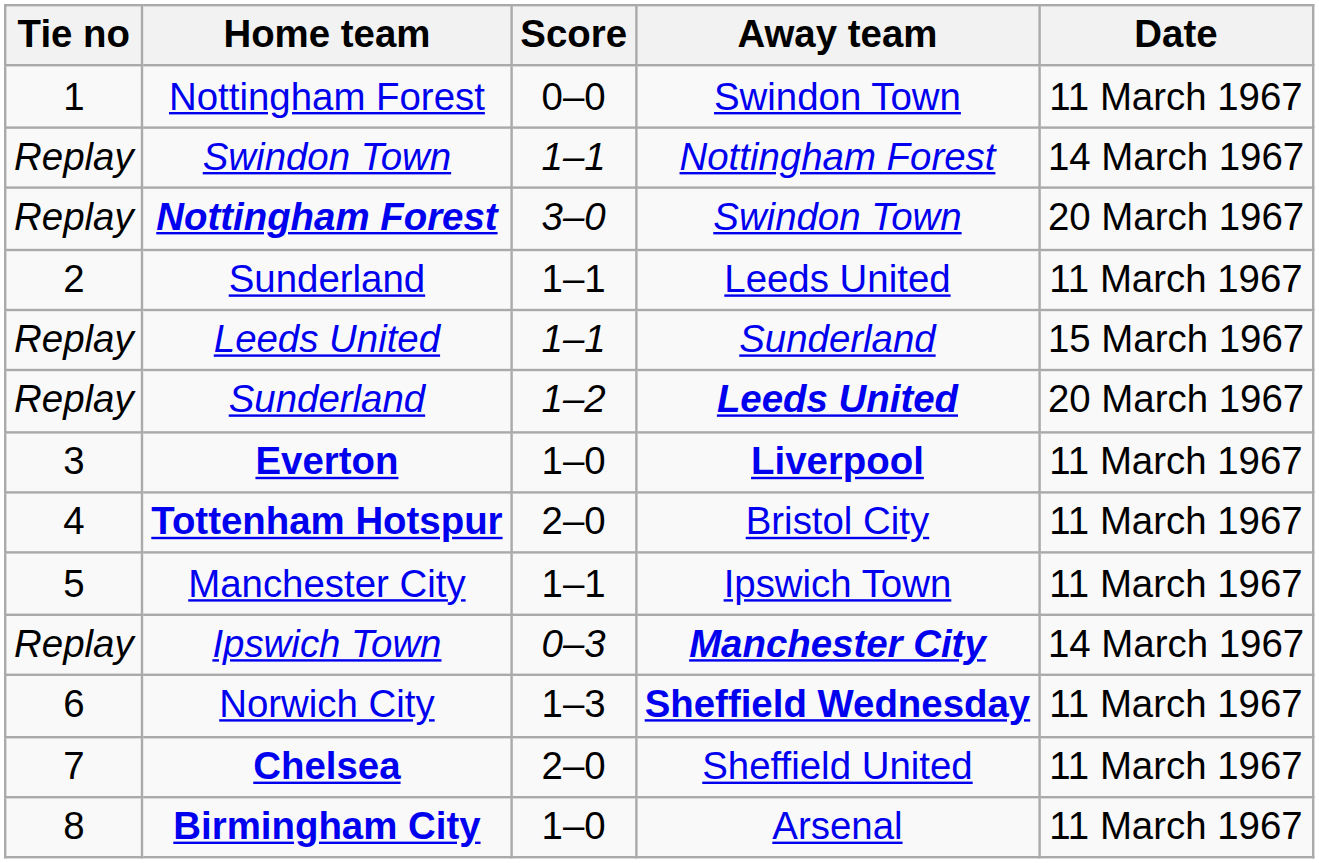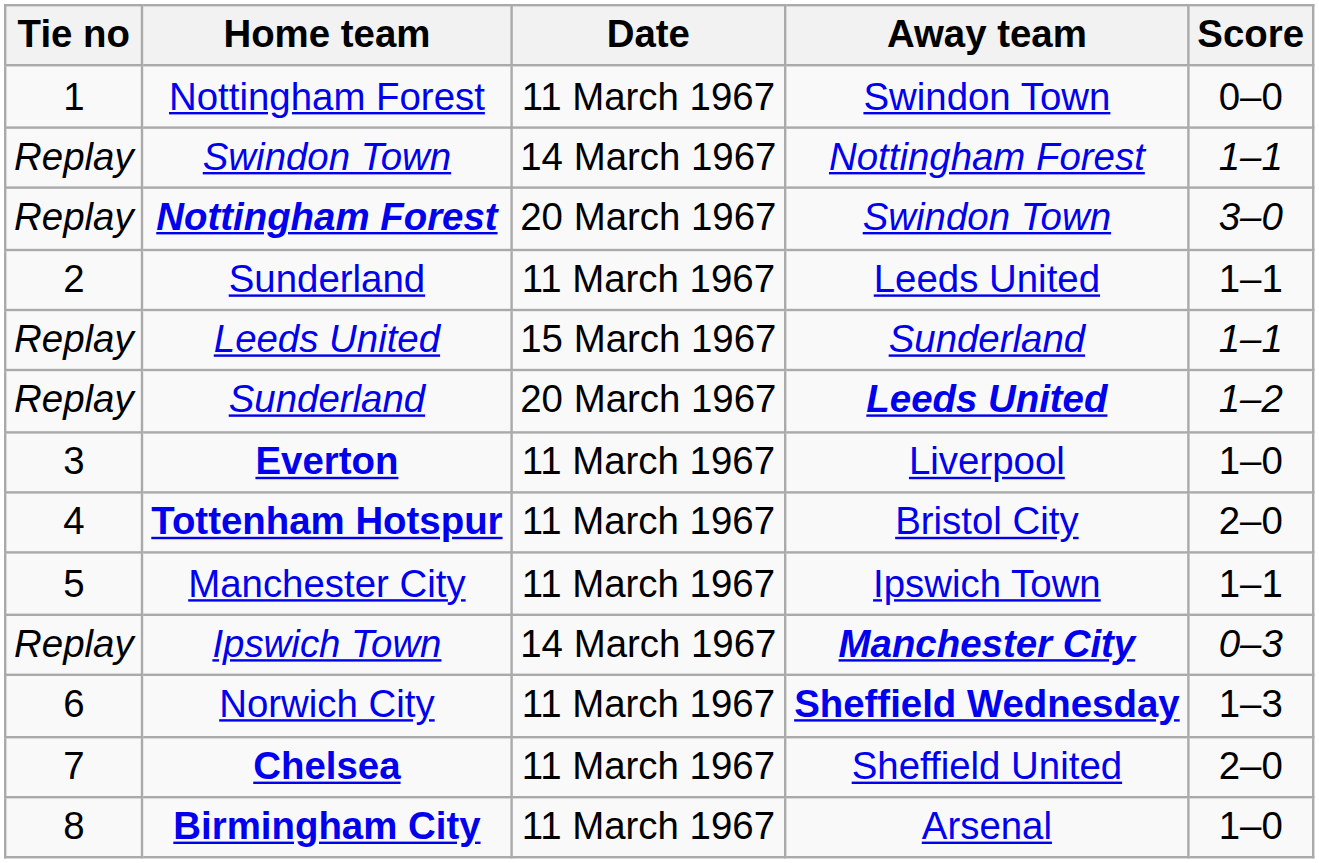columns swapped: (574, 34) <-> (1176, 34)
(837, 461) bold -> (987, 461) normal
